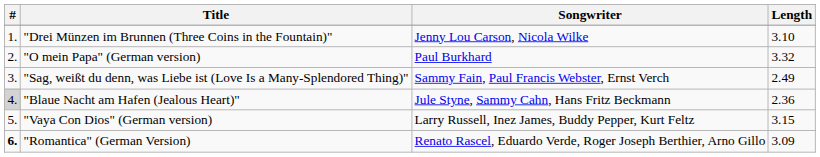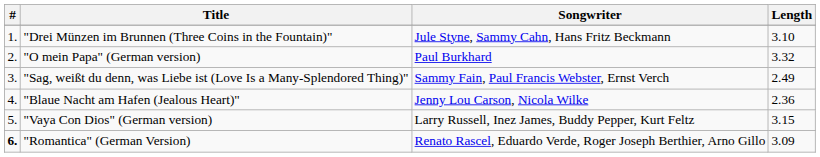(501, 36) Jenny Lou Carson, Nicola Wilke -> (543, 36) Jule Styne, Sammy Cahn, Hans Fritz Beckmann
(12, 99) lightgrey background -> (12, 99) no background
(543, 99) Jule Styne, Sammy Cahn, Hans Fritz Beckmann -> (501, 99) Jenny Lou Carson, Nicola Wilke
